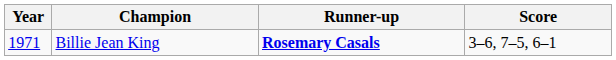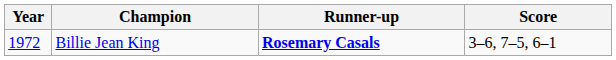(24, 42) 1971 -> (24, 42) 1972
